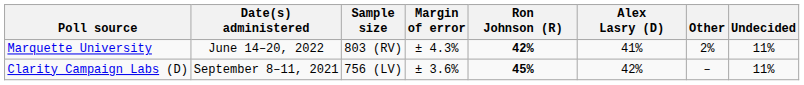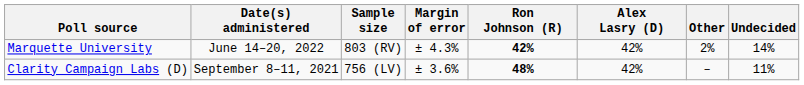(632, 49) 41% -> (632, 49) 42%
(764, 49) 11% -> (764, 49) 14%
(523, 69) 45% -> (523, 69) 48%
